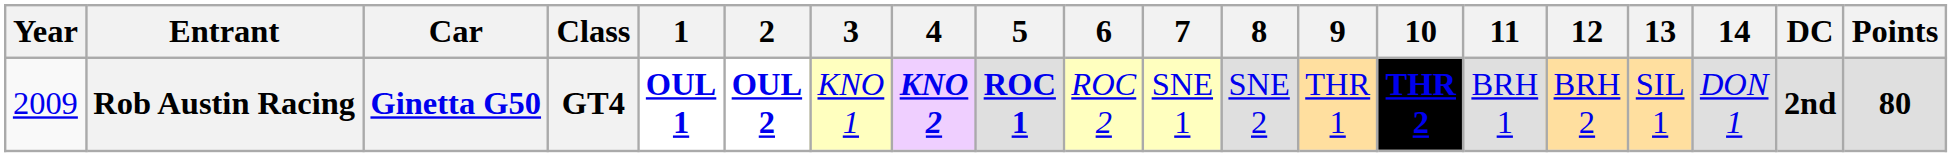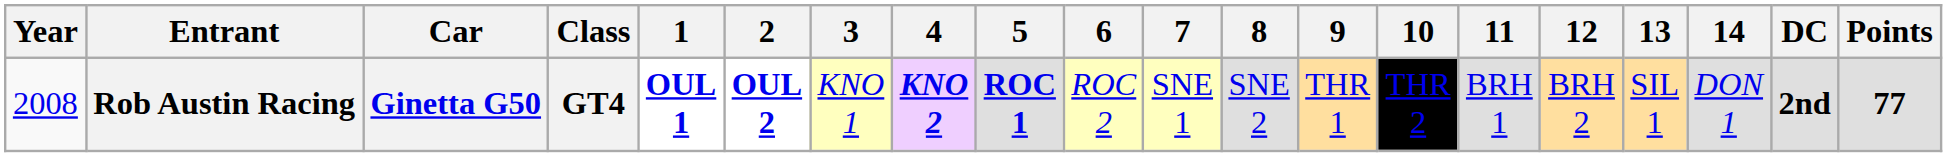(45, 103) 2009 -> (45, 103) 2008
(1421, 103) bold -> (1418, 103) normal
(1895, 103) 80 -> (1890, 103) 77
